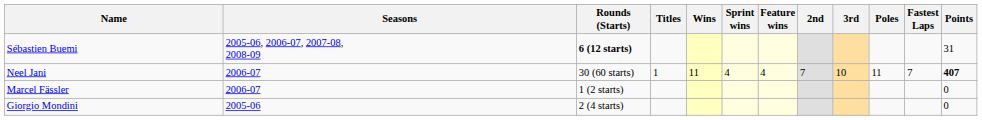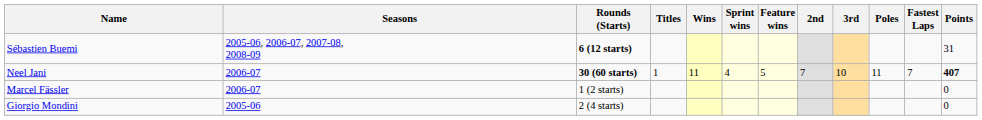(606, 71) normal -> (608, 71) bold
(763, 71) 4 -> (763, 71) 5
